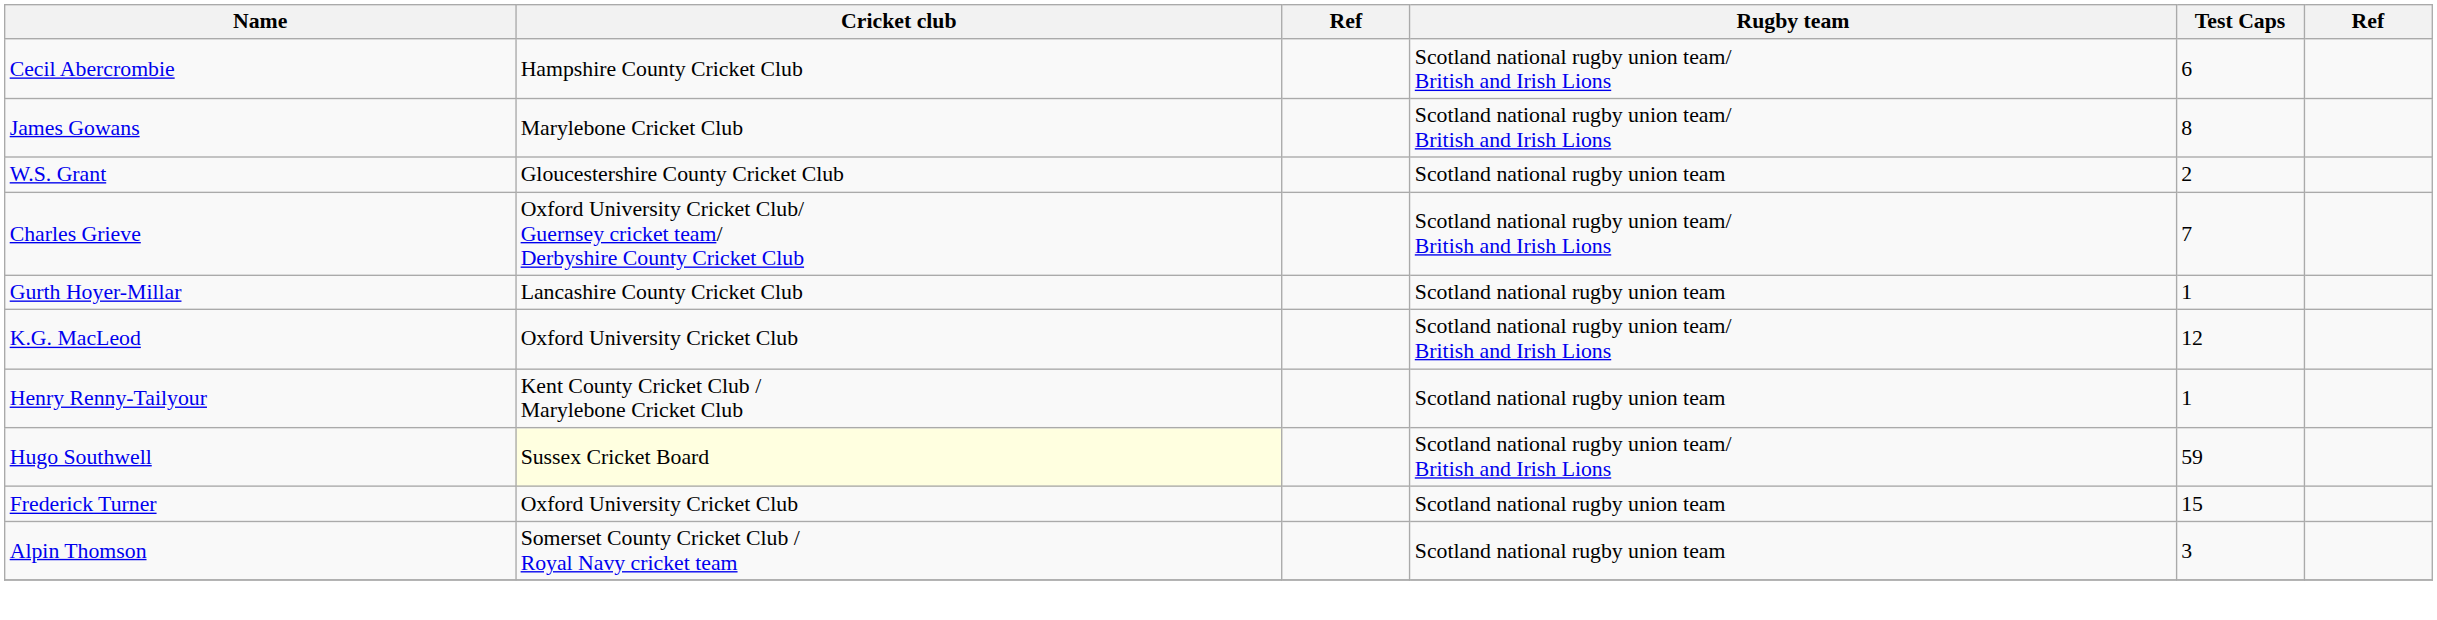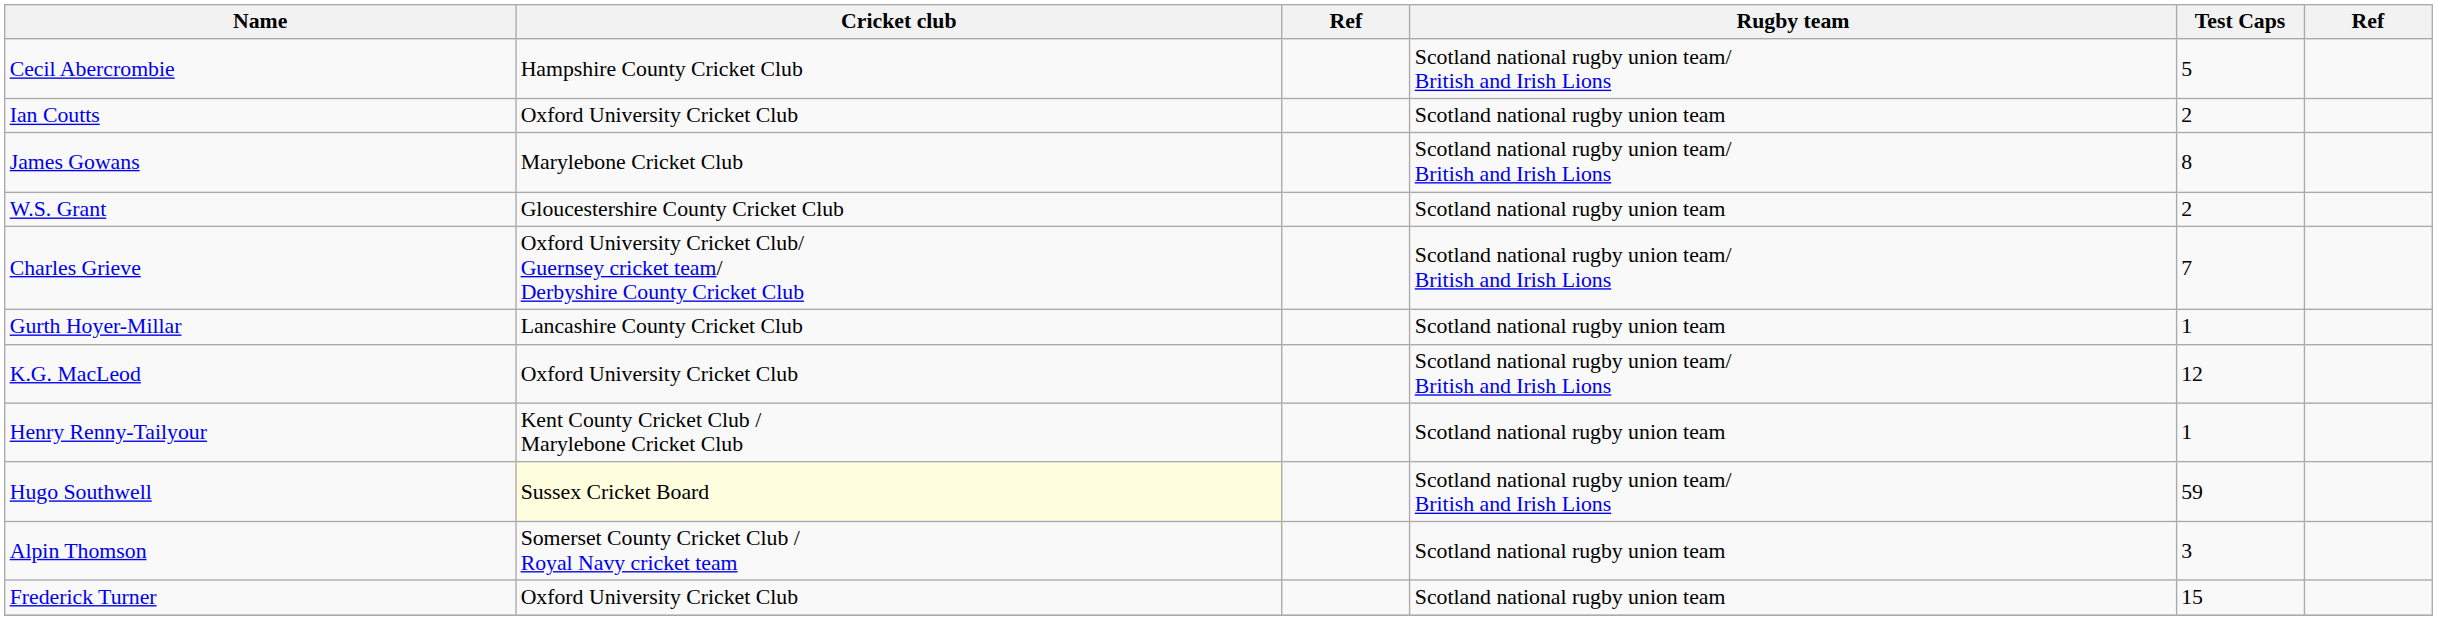(2187, 68) 6 -> (2187, 68) 5
+ row: (55, 115)
rows swapped: (78, 550) <-> (83, 503)
